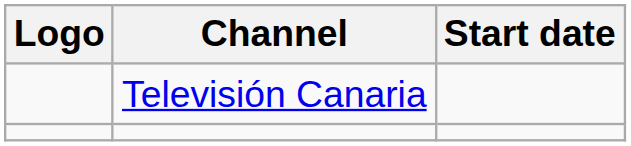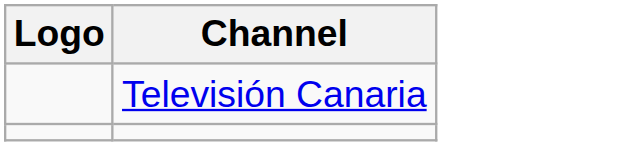- column: (530, 34)
